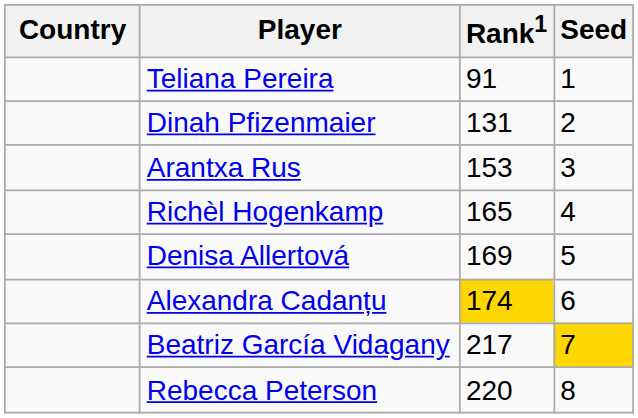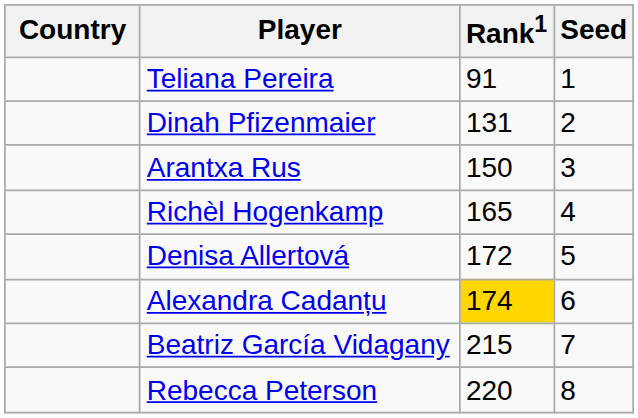(489, 167) 153 -> (489, 167) 150
(489, 256) 169 -> (489, 256) 172
(489, 345) 217 -> (489, 345) 215
(568, 345) gold background -> (568, 345) no background
